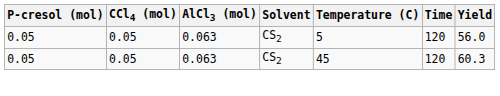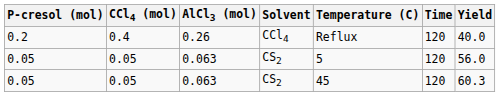+ row: (17, 37)
